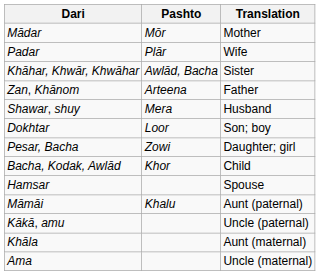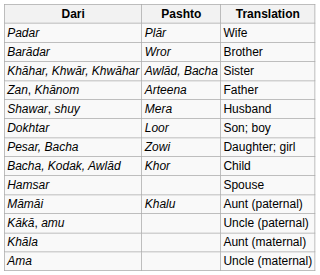- row: (24, 33)
+ row: (28, 52)
